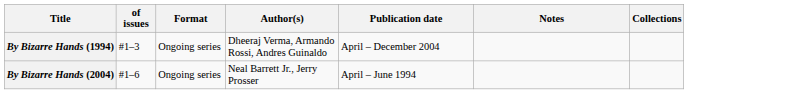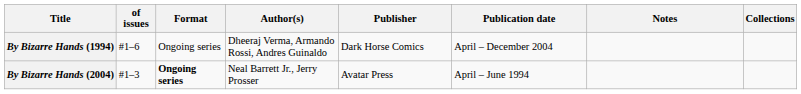+ column: (395, 18)
(129, 46) #1–3 -> (129, 46) #1–6
(129, 74) #1–6 -> (129, 74) #1–3
(190, 74) normal -> (177, 74) bold
